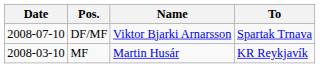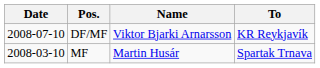(275, 33) Spartak Trnava -> (272, 33) KR Reykjavík
(272, 53) KR Reykjavík -> (275, 53) Spartak Trnava
